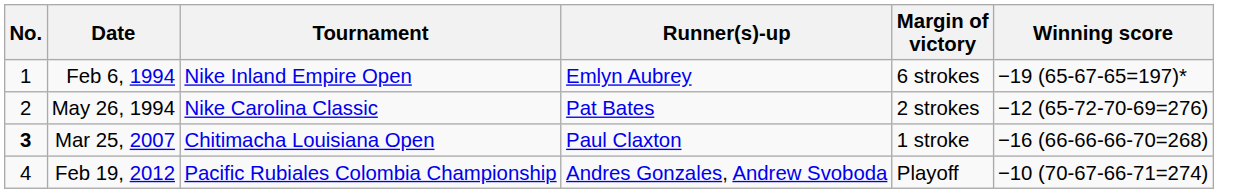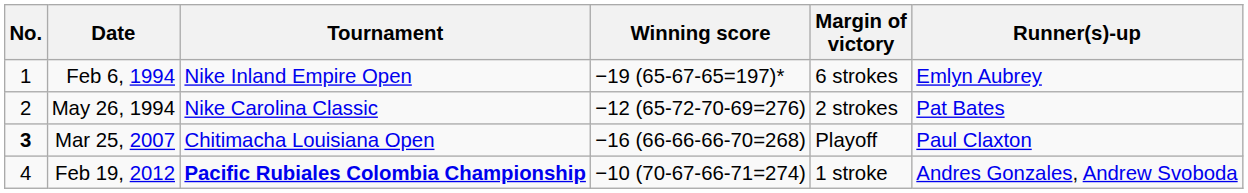columns swapped: (1103, 32) <-> (727, 32)
(933, 140) 1 stroke -> (846, 140) Playoff
(371, 173) normal -> (385, 173) bold
(928, 173) Playoff -> (851, 173) 1 stroke
